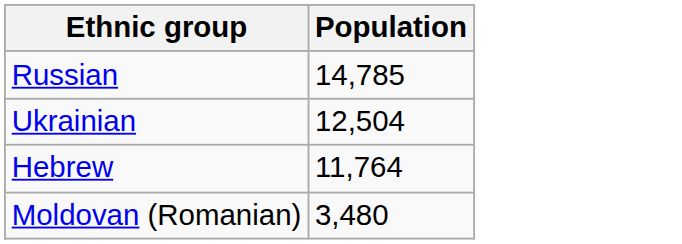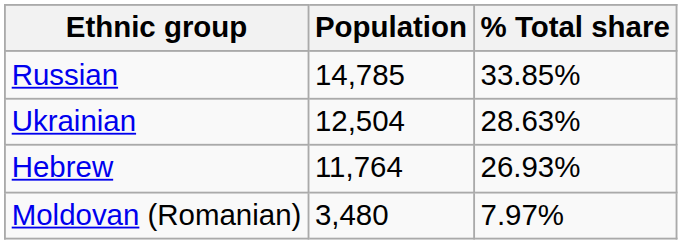+ column: (575, 27)
